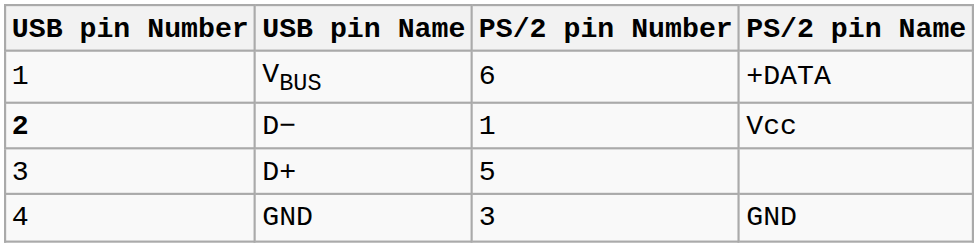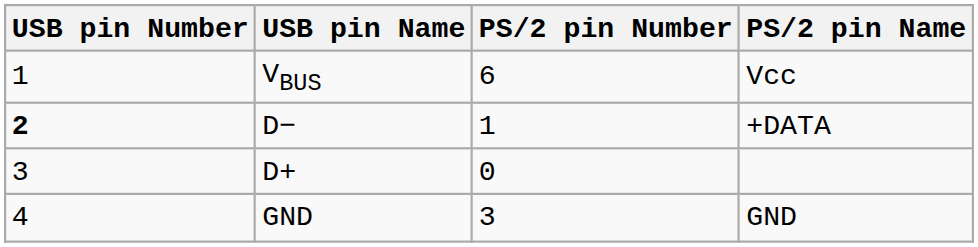(789, 77) +DATA -> (772, 77) Vcc
(772, 126) Vcc -> (789, 126) +DATA
(487, 172) 5 -> (487, 172) 0
